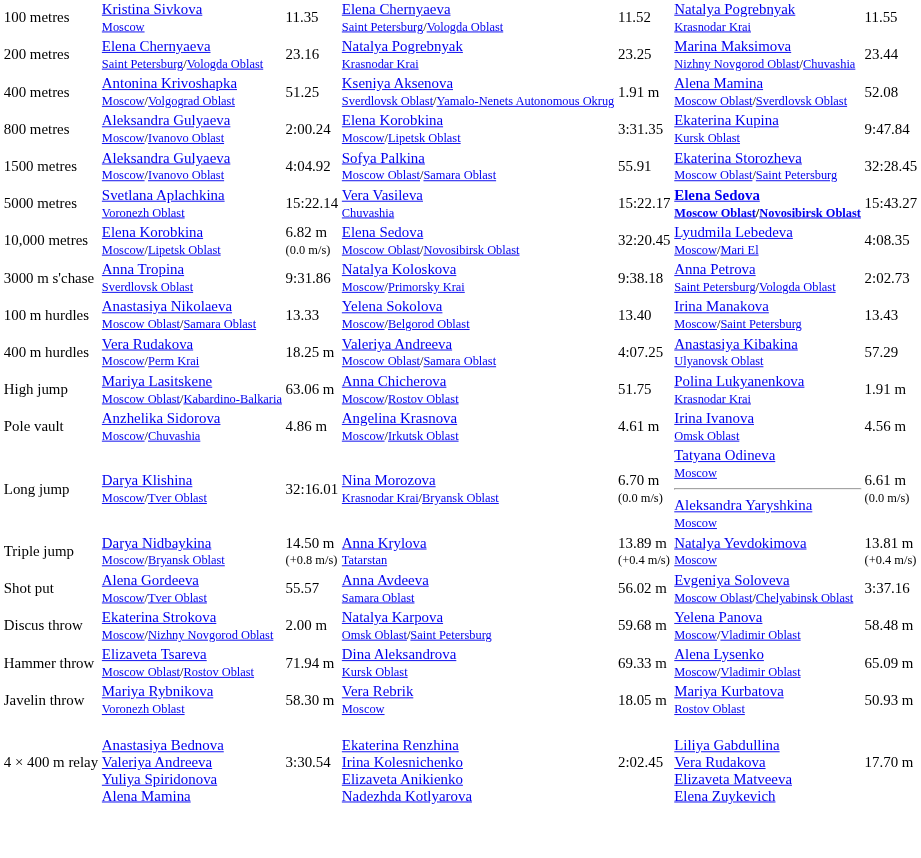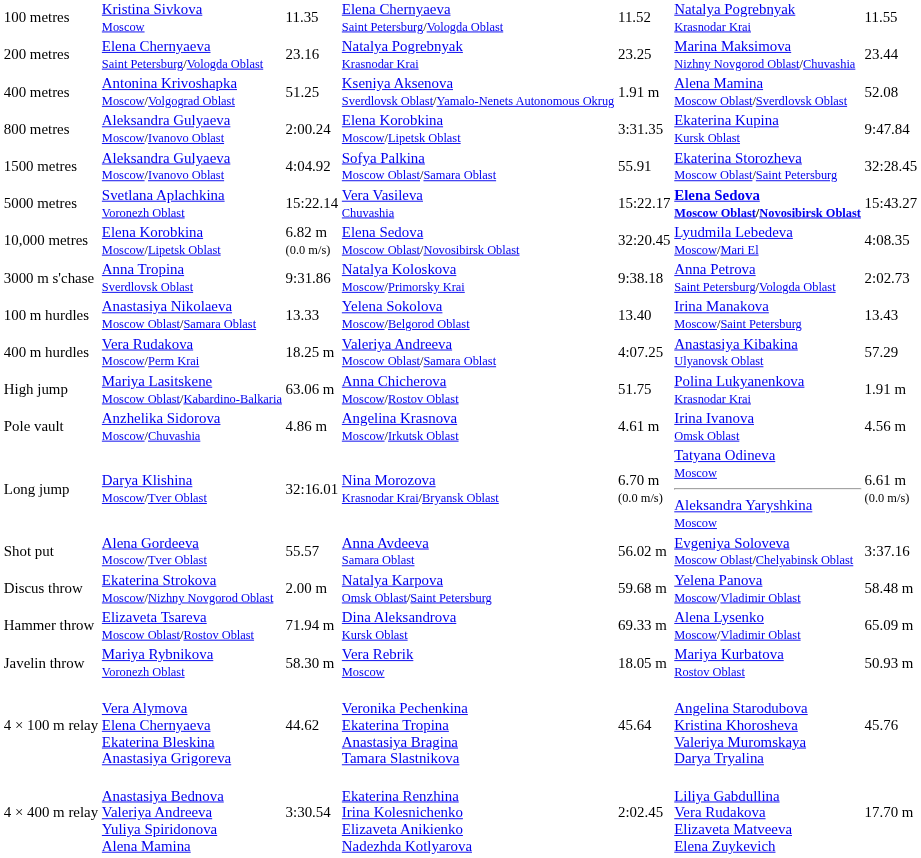- row: (39, 551)
+ row: (51, 725)
